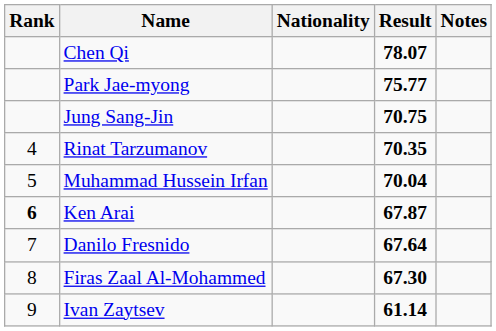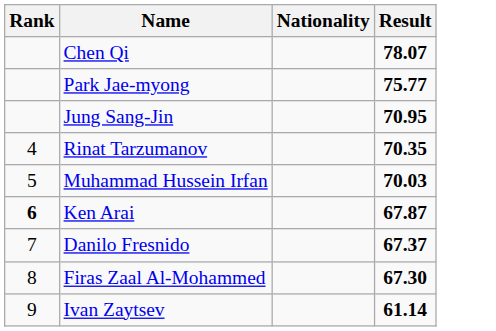- column: (464, 20)
(405, 116) 70.75 -> (405, 116) 70.95
(405, 181) 70.04 -> (405, 181) 70.03
(405, 245) 67.64 -> (405, 245) 67.37
